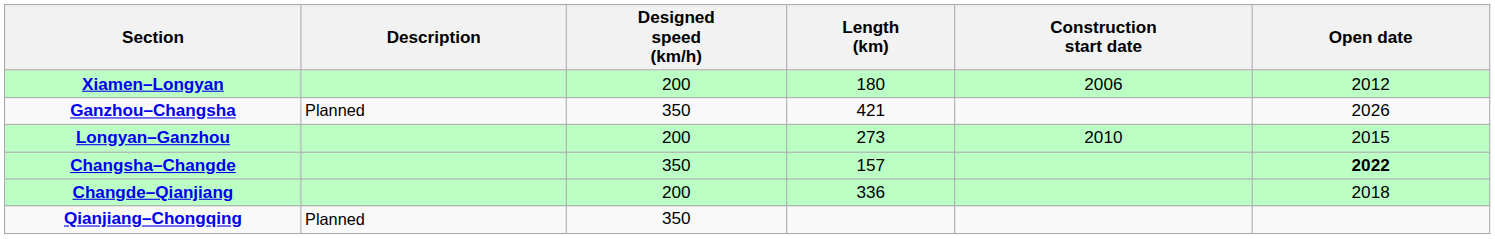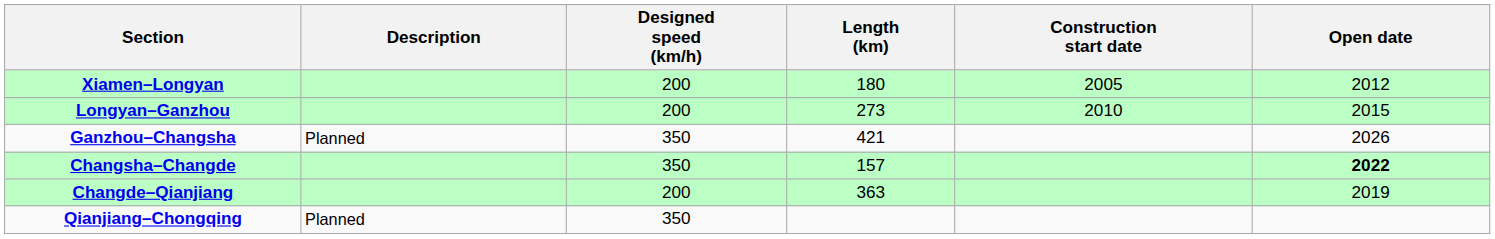(1103, 83) 2006 -> (1103, 83) 2005
rows swapped: (153, 138) <-> (153, 110)
(871, 192) 336 -> (871, 192) 363
(1371, 192) 2018 -> (1371, 192) 2019
